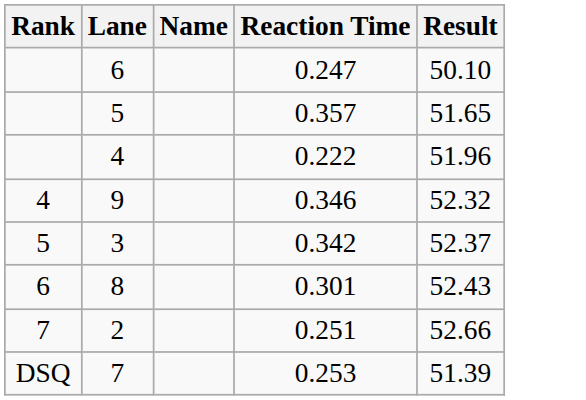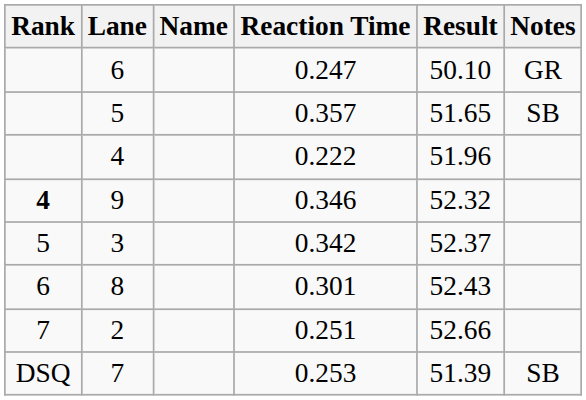+ column: (543, 26)
(43, 199) normal -> (43, 199) bold
